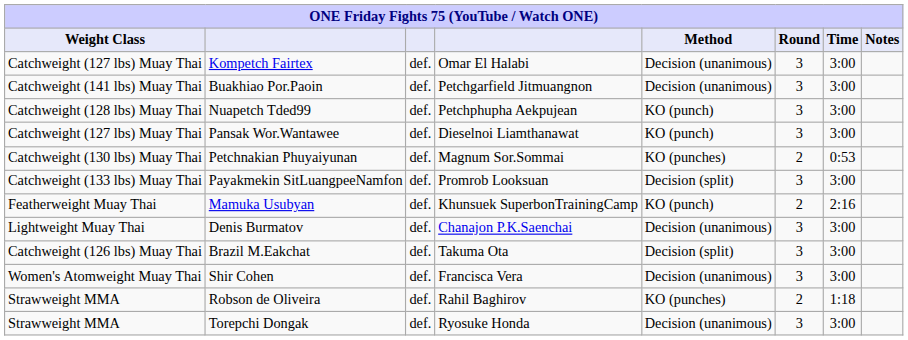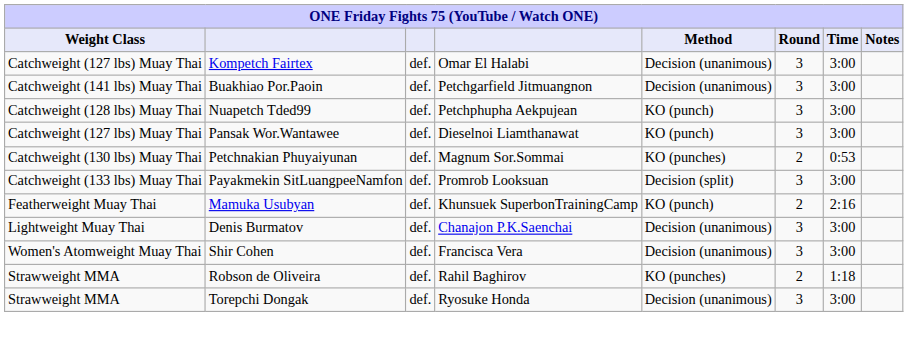- row: (259, 252)
